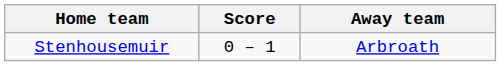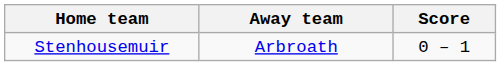columns swapped: (250, 19) <-> (398, 19)
